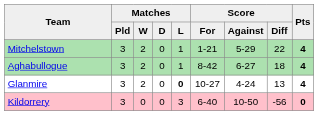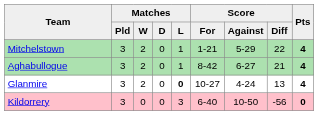(279, 66) 18 -> (279, 66) 21
